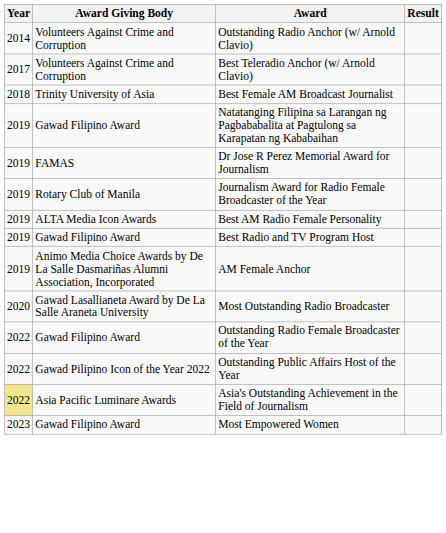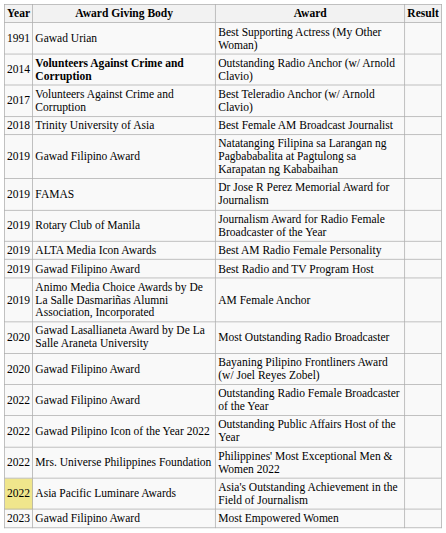+ row: (300, 38)
(105, 38) normal -> (110, 69) bold
+ row: (303, 368)
+ row: (305, 462)
